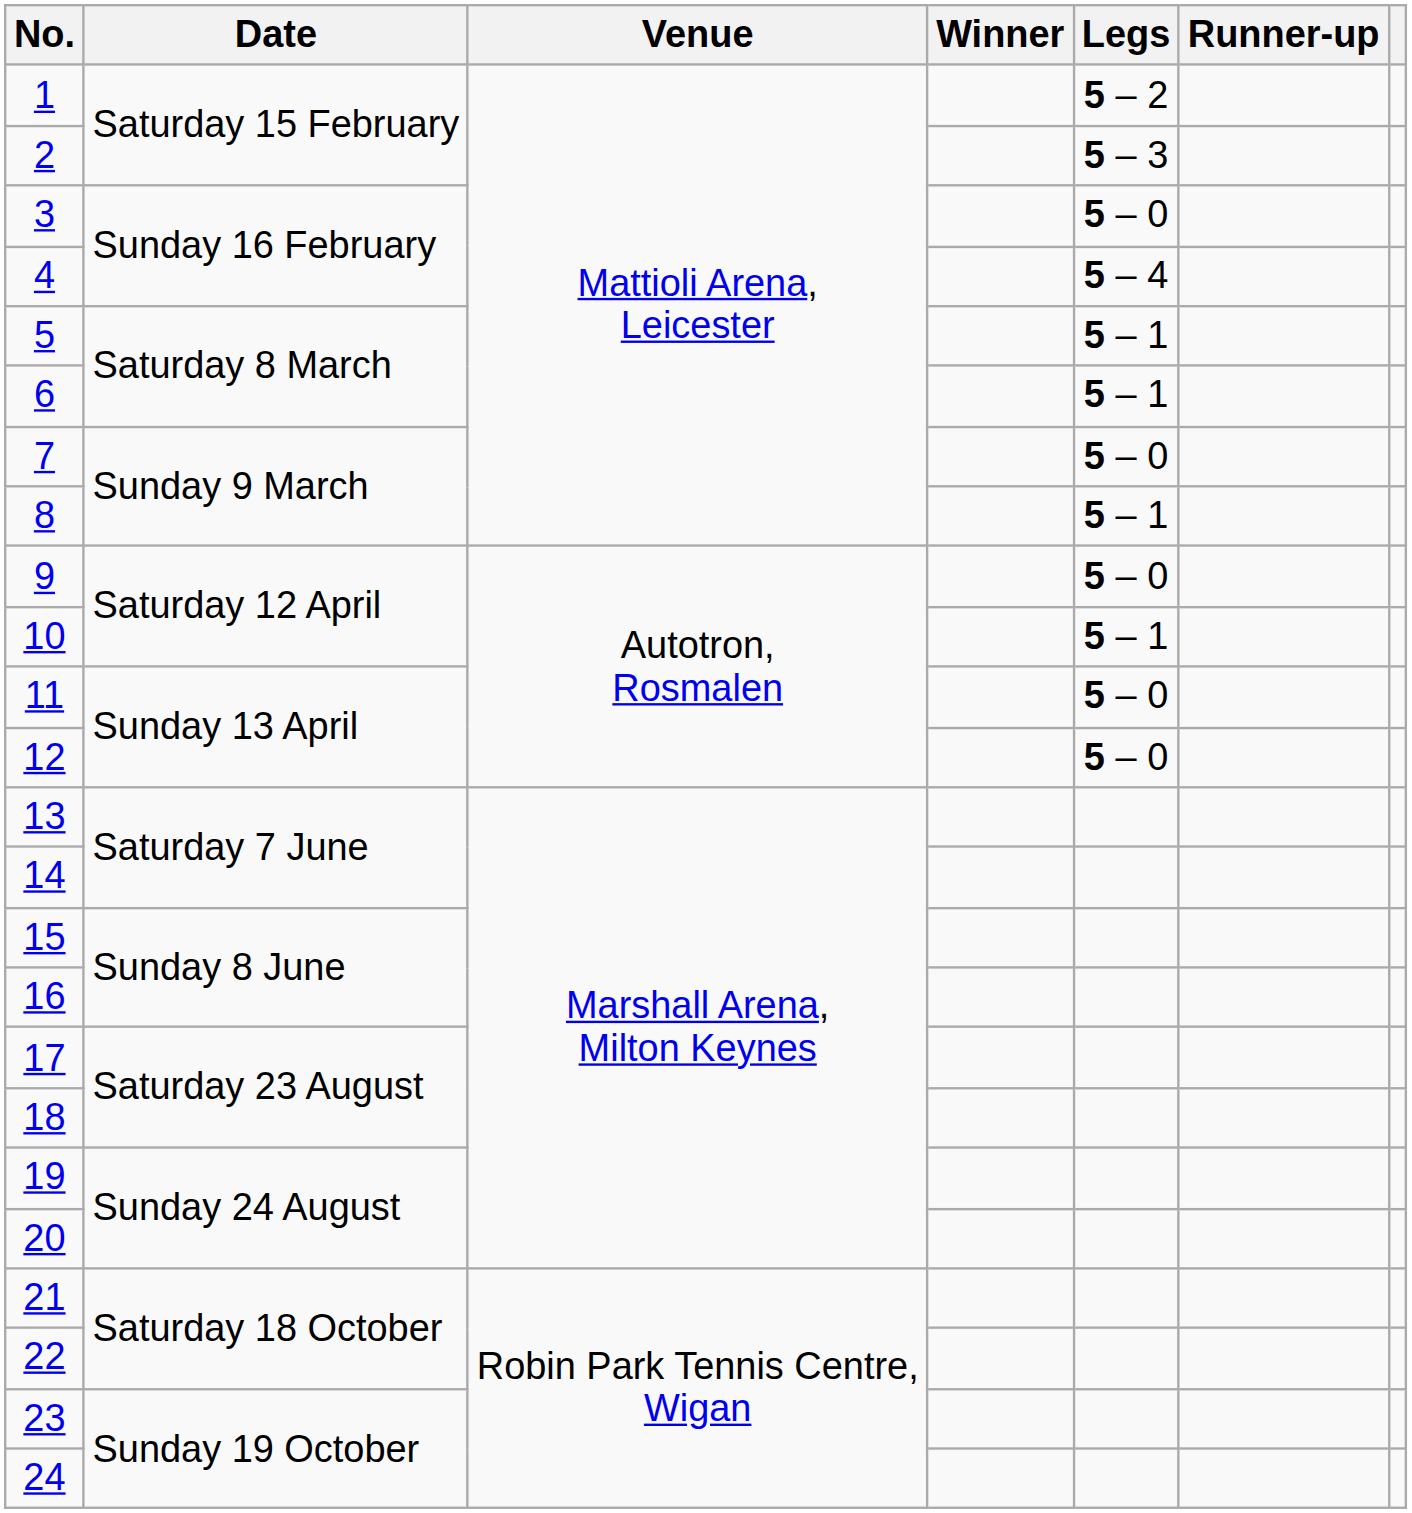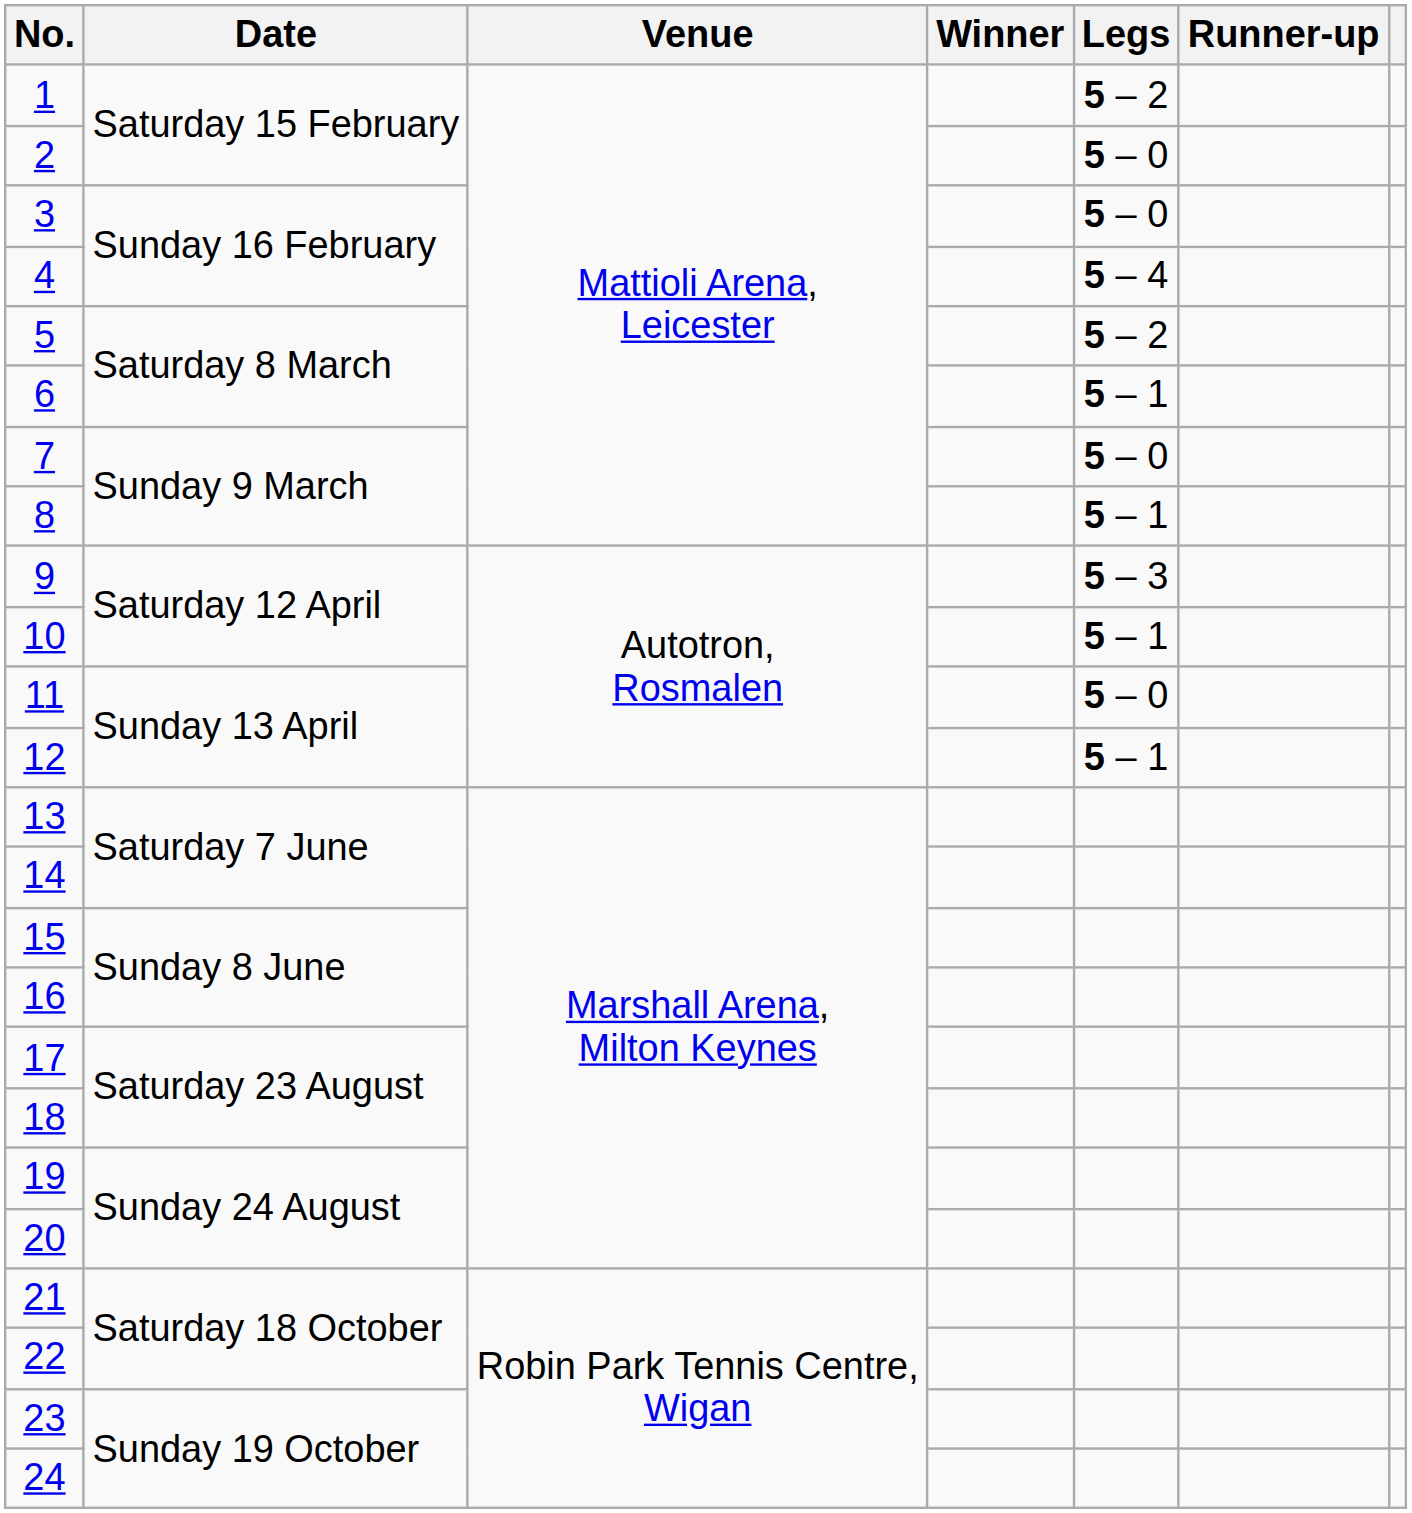(1126, 154) 5 – 3 -> (1126, 154) 5 – 0
(1126, 335) 5 – 1 -> (1126, 335) 5 – 2
(1126, 575) 5 – 0 -> (1126, 575) 5 – 3
(1126, 756) 5 – 0 -> (1126, 756) 5 – 1
